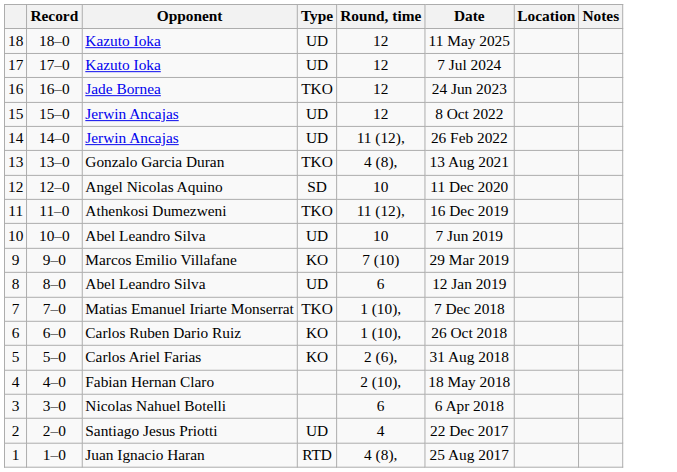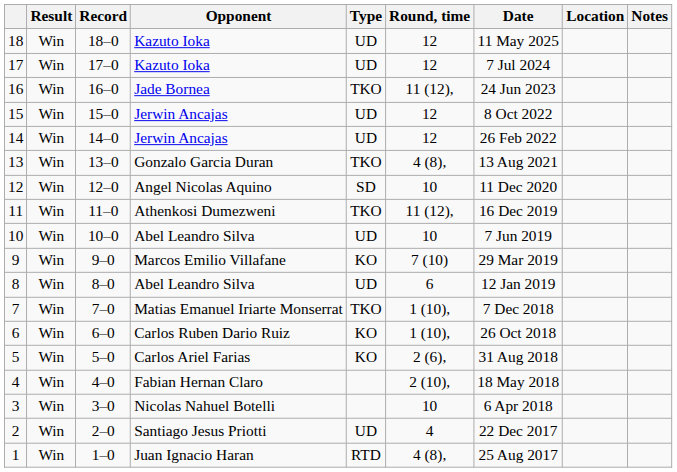+ column: (51, 16)
(381, 89) 12 -> (430, 89) 11 (12),
(381, 138) 11 (12), -> (430, 138) 12
(381, 406) 6 -> (430, 406) 10
